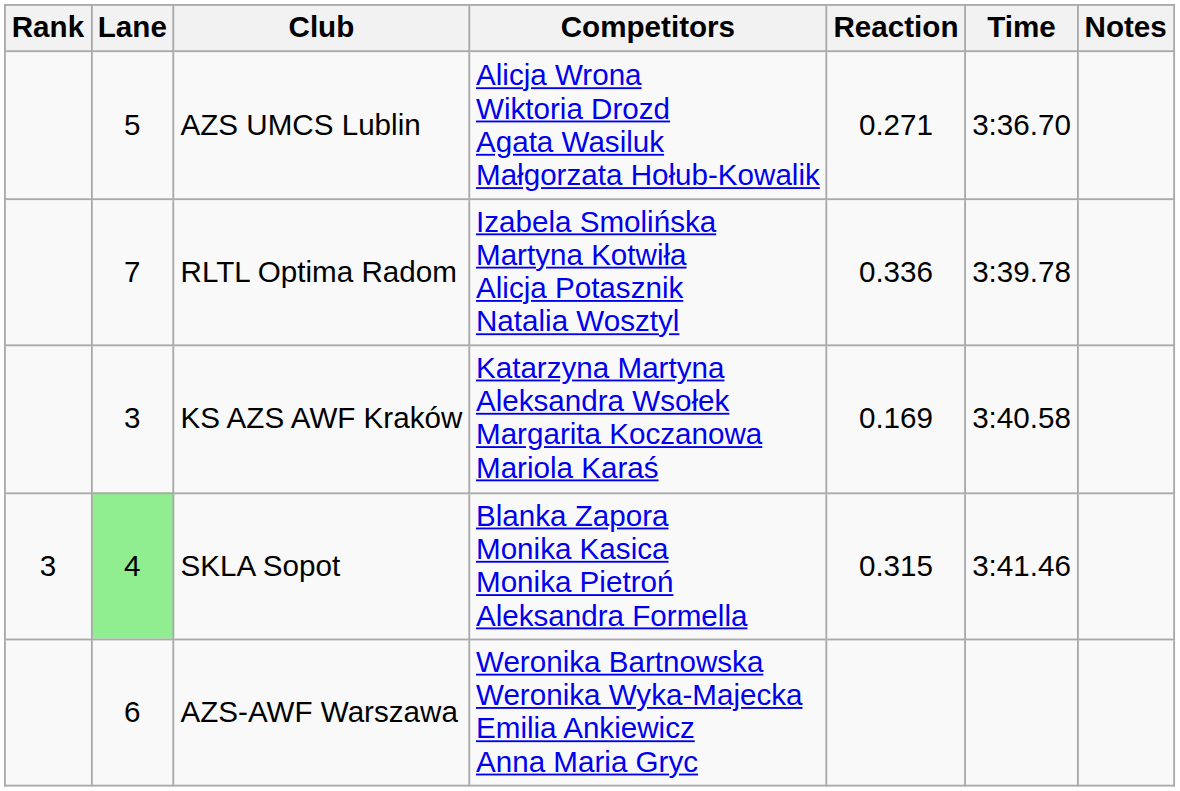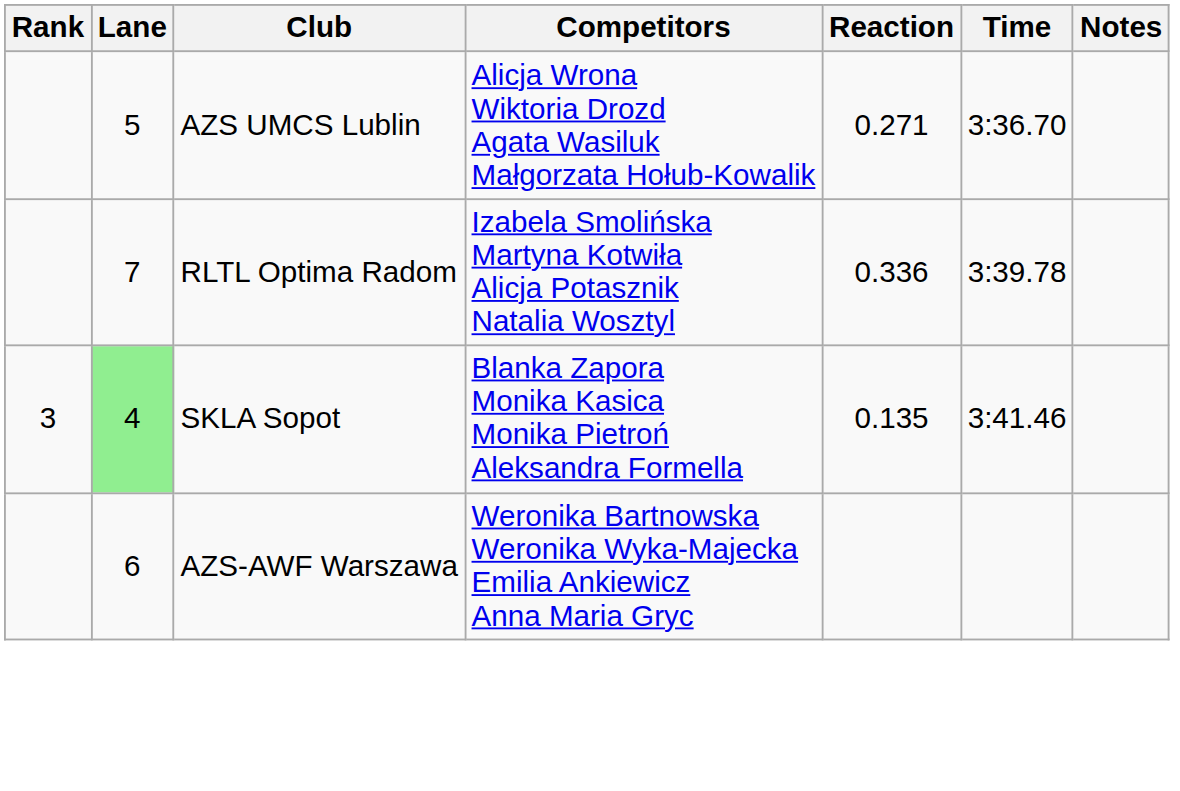- row: (321, 418)
(896, 565) 0.315 -> (892, 418) 0.135
